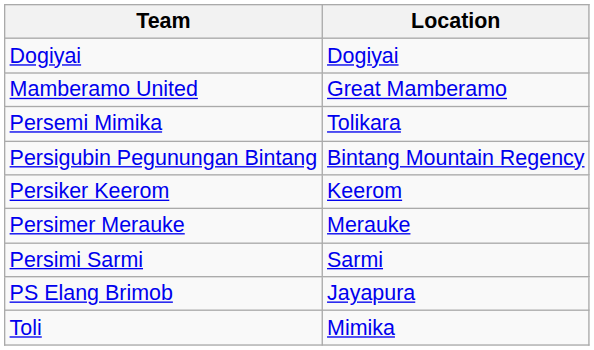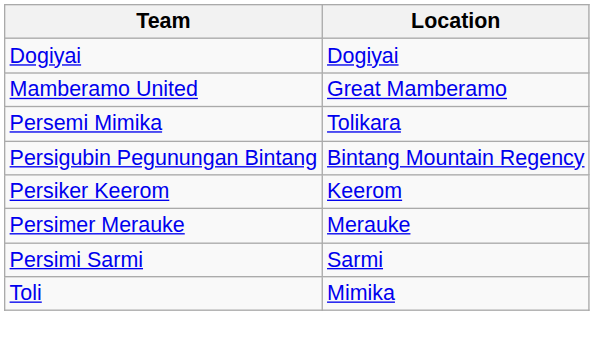- row: (91, 293)
